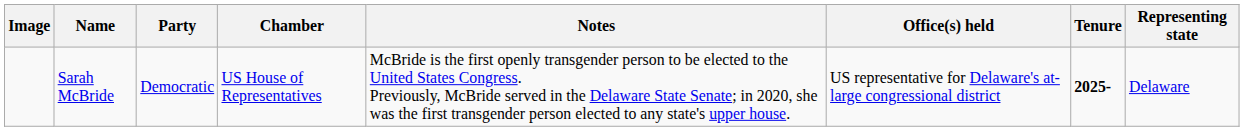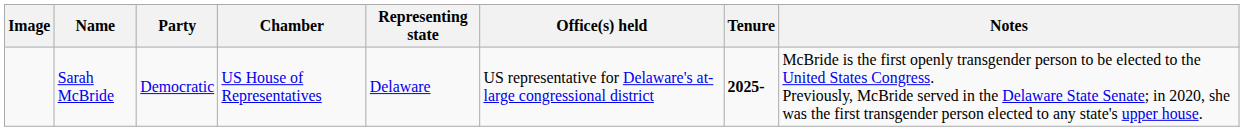columns swapped: (1182, 25) <-> (596, 25)
